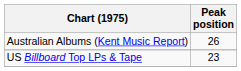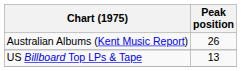(214, 58) 23 -> (214, 58) 13
